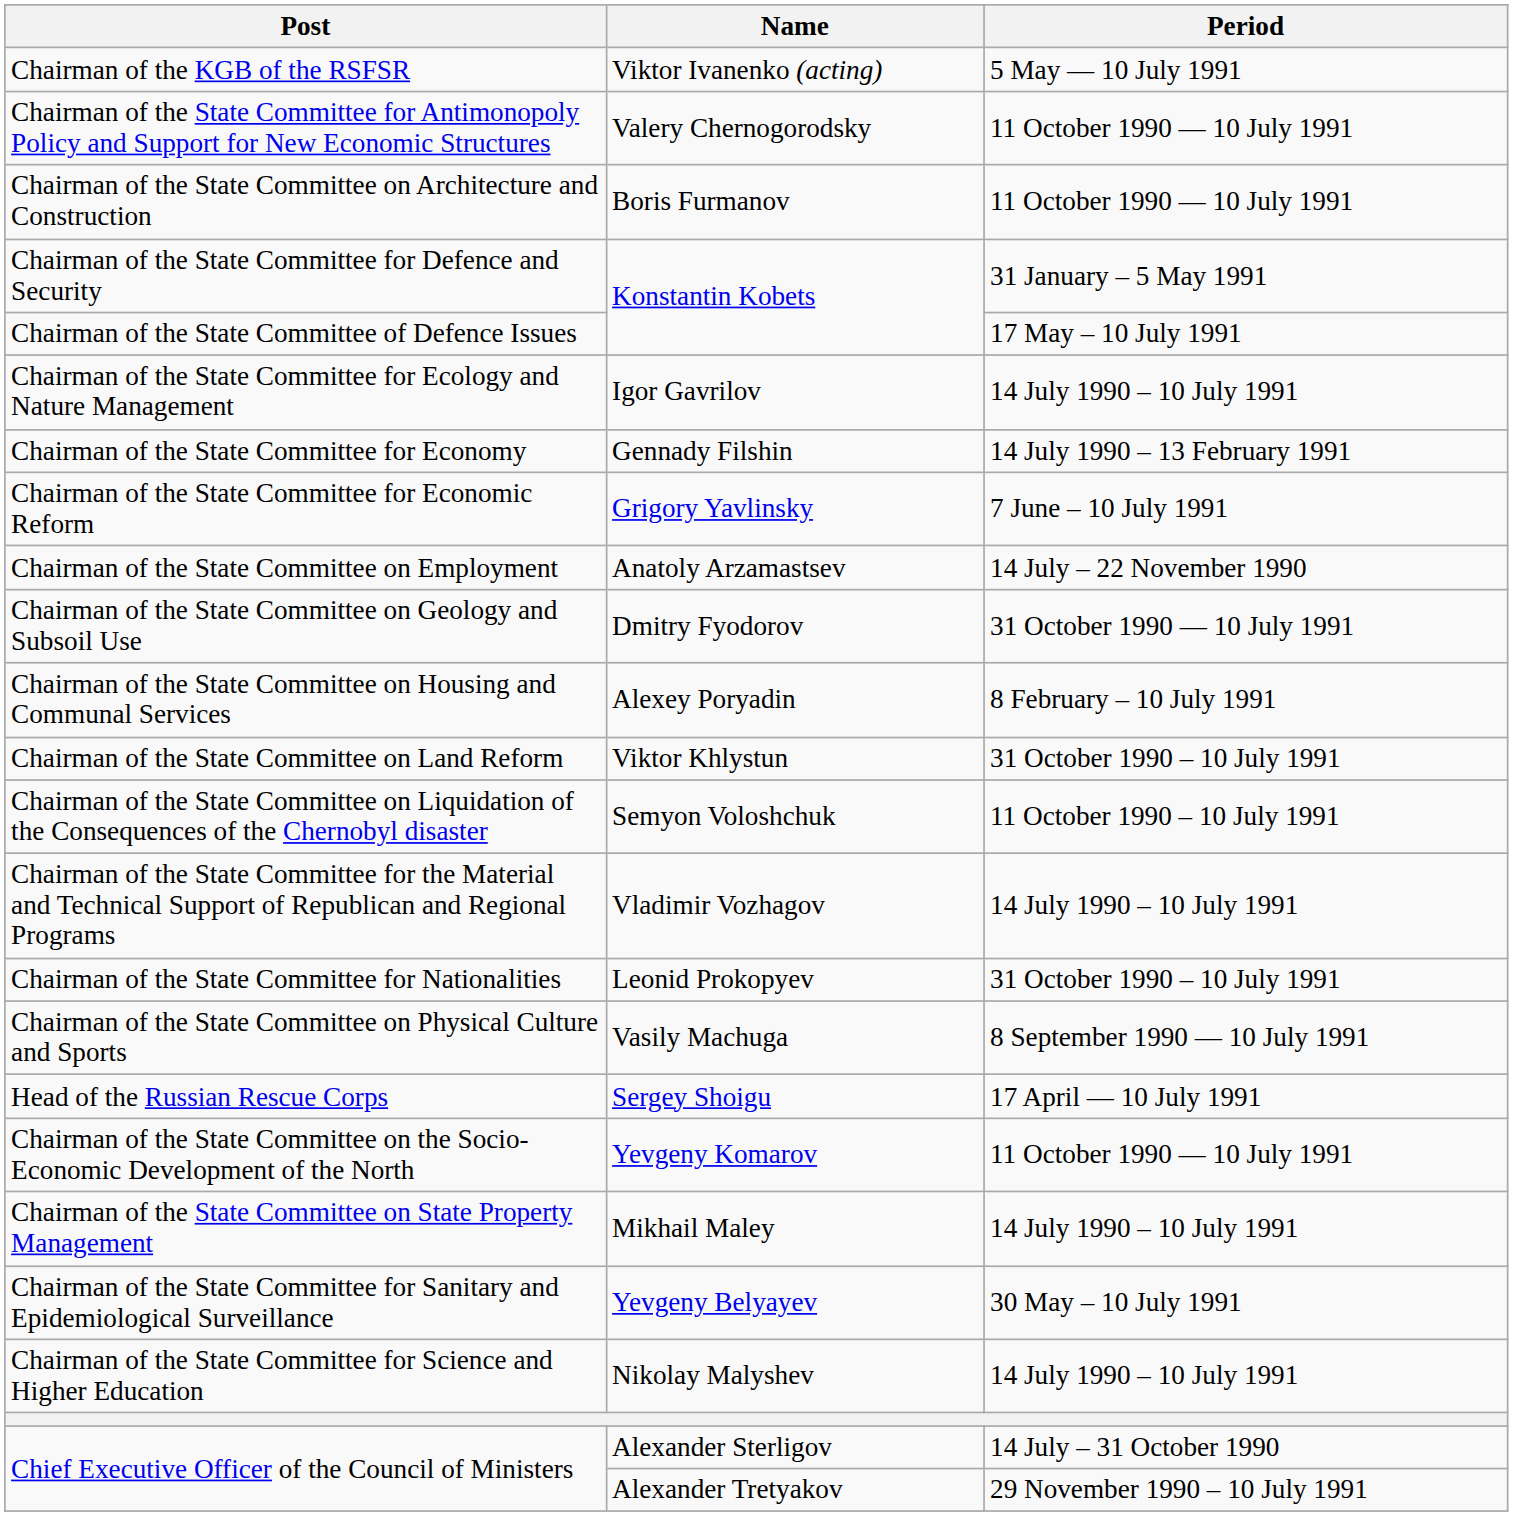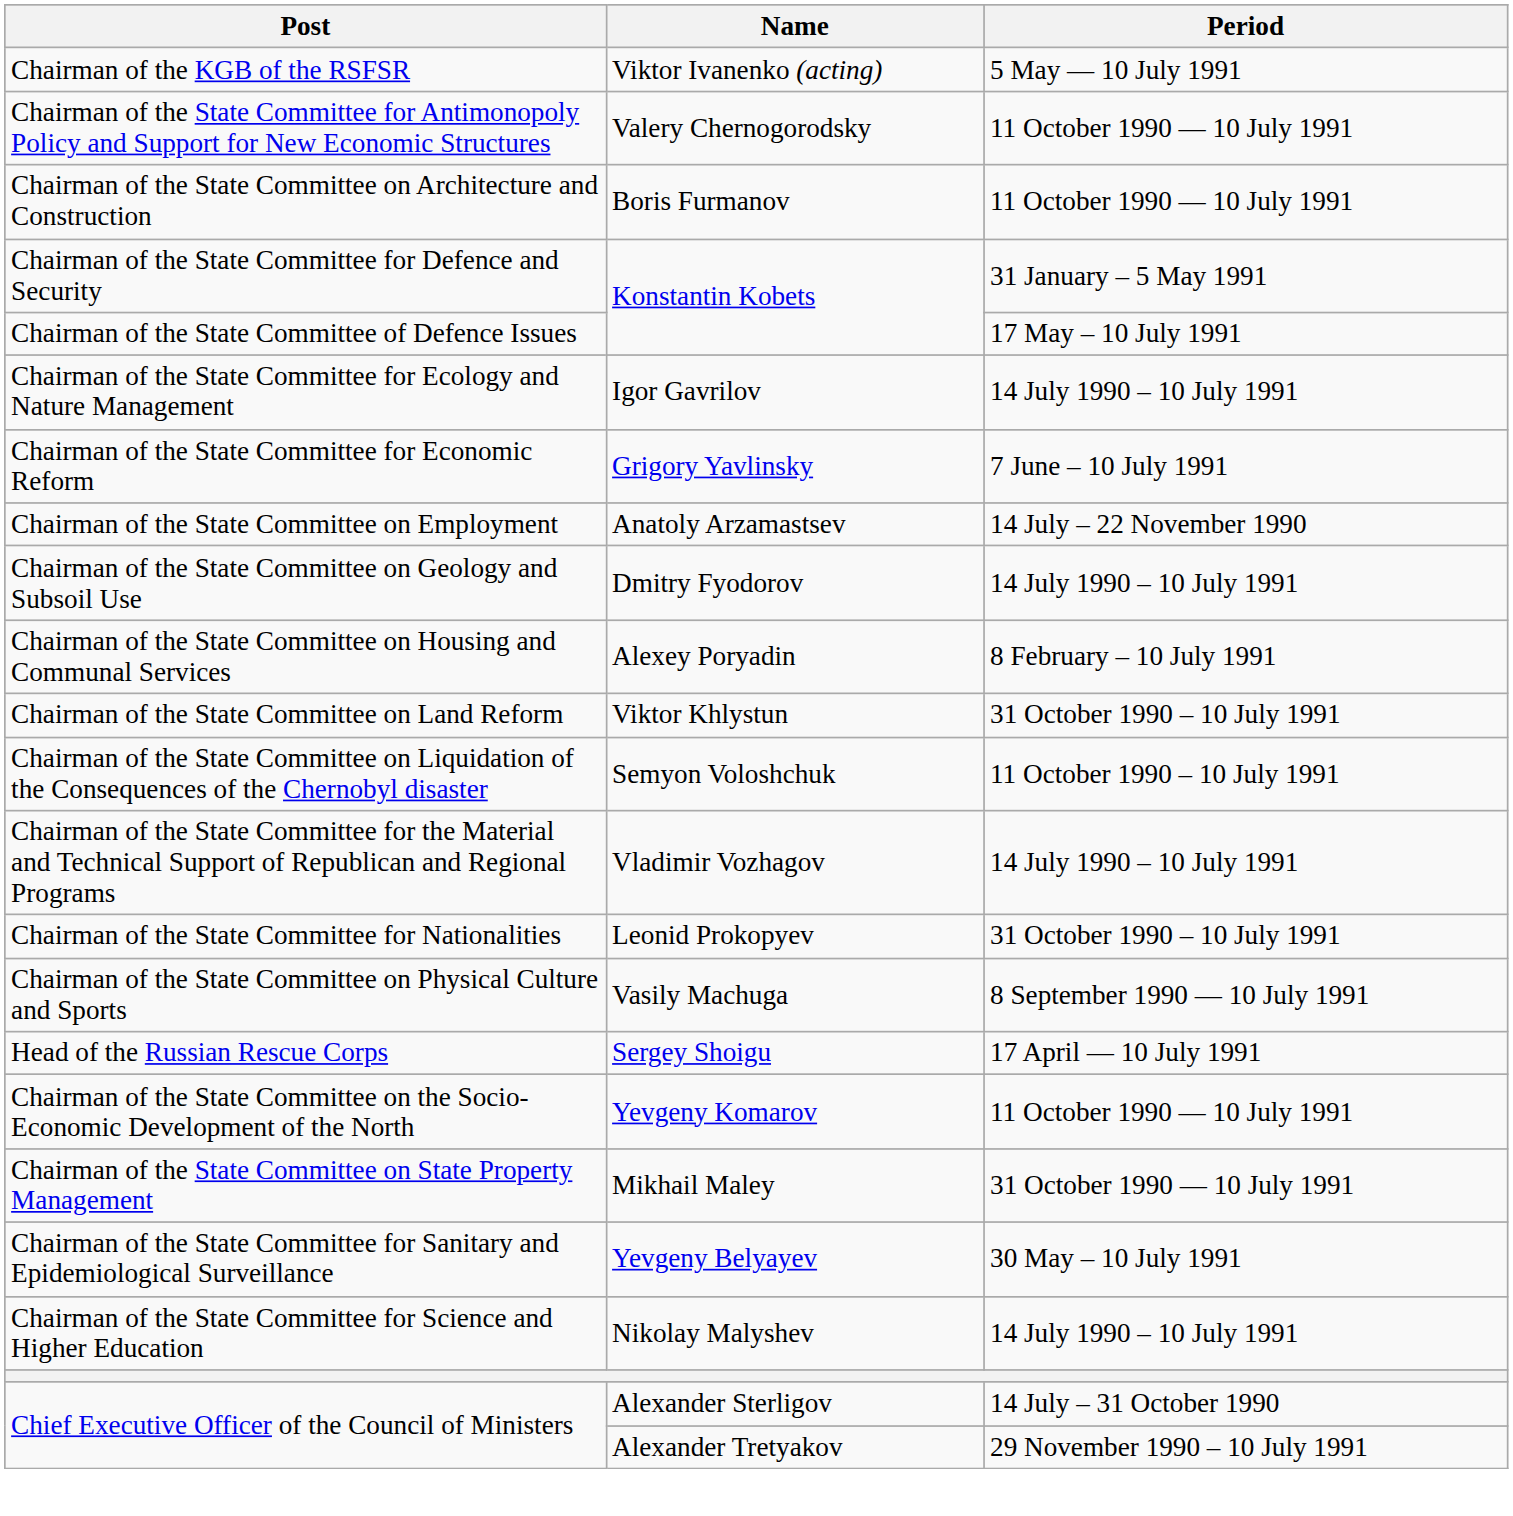- row: (269, 450)
(1172, 625) 31 October 1990 — 10 July 1991 -> (1144, 582) 14 July 1990 – 10 July 1991
(1144, 1228) 14 July 1990 – 10 July 1991 -> (1172, 1185) 31 October 1990 — 10 July 1991
